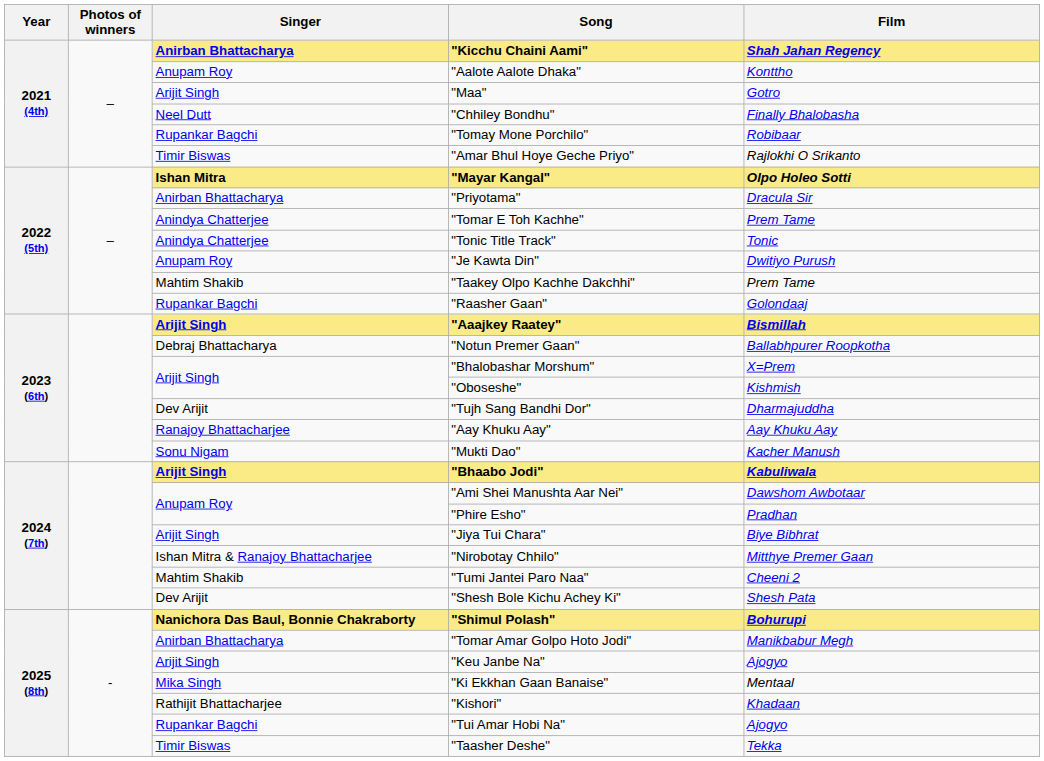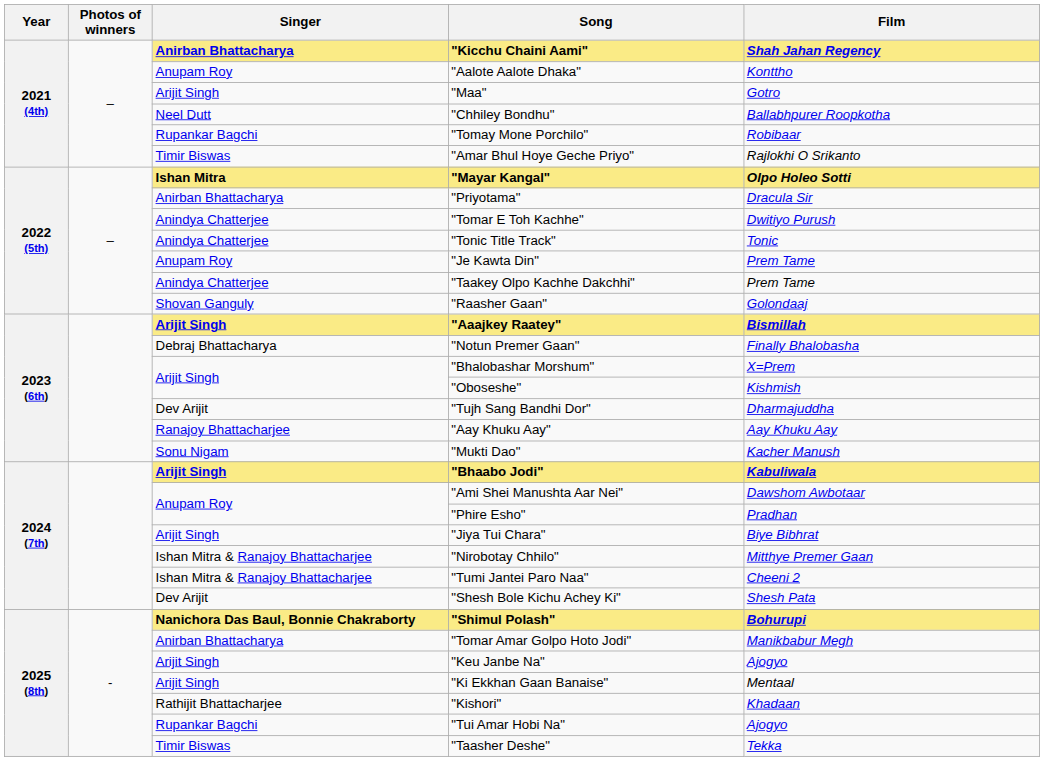(803, 114) Finally Bhalobasha -> (818, 114) Ballabhpurer Roopkotha
(781, 219) Prem Tame -> (791, 219) Dwitiyo Purush
(791, 261) Dwitiyo Purush -> (781, 261) Prem Tame
(199, 282) Mahtim Shakib -> (212, 282) Anindya Chatterjee
(207, 303) Rupankar Bagchi -> (205, 303) Shovan Ganguly
(818, 345) Ballabhpurer Roopkotha -> (803, 345) Finally Bhalobasha
(199, 577) Mahtim Shakib -> (264, 577) Ishan Mitra & Ranajoy Bhattacharjee
(188, 682) Mika Singh -> (187, 682) Arijit Singh
